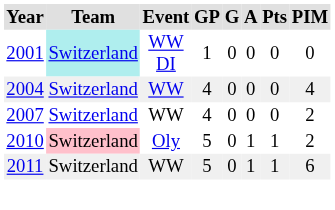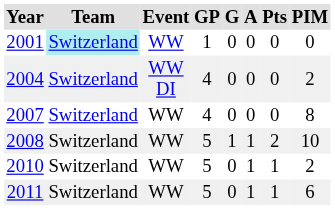(166, 53) WW DI -> (166, 42) WW
(166, 89) WW -> (166, 78) WW DI
(310, 89) 4 -> (310, 78) 2
(310, 115) 2 -> (310, 115) 8
+ row: (25, 140)
(93, 140) pink background -> (93, 166) no background
(166, 140) Oly -> (166, 166) WW
